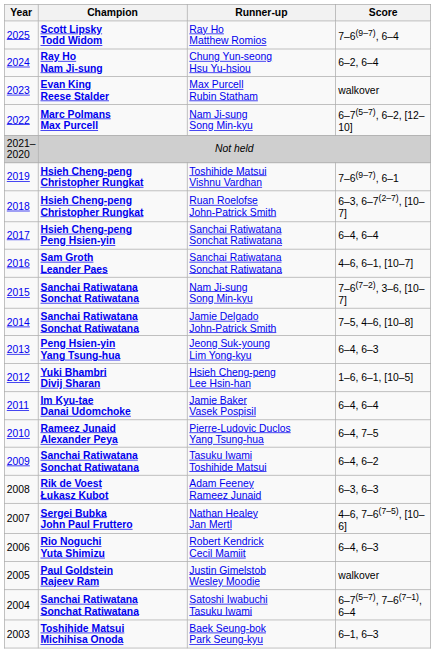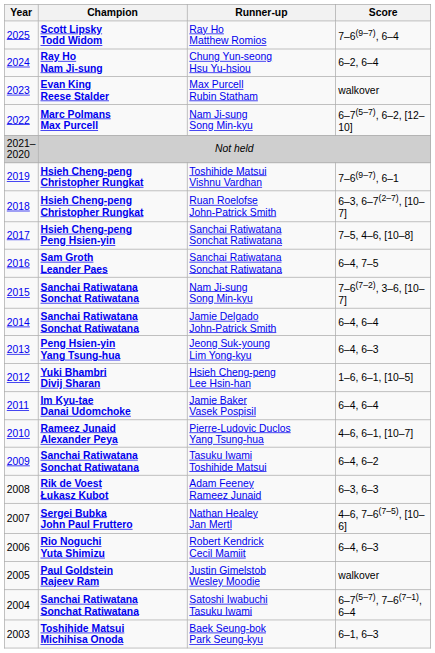(358, 236) 6–4, 6–4 -> (376, 236) 7–5, 4–6, [10–8]
(376, 264) 4–6, 6–1, [10–7] -> (358, 264) 6–4, 7–5
(376, 322) 7–5, 4–6, [10–8] -> (358, 322) 6–4, 6–4
(358, 434) 6–4, 7–5 -> (376, 434) 4–6, 6–1, [10–7]
